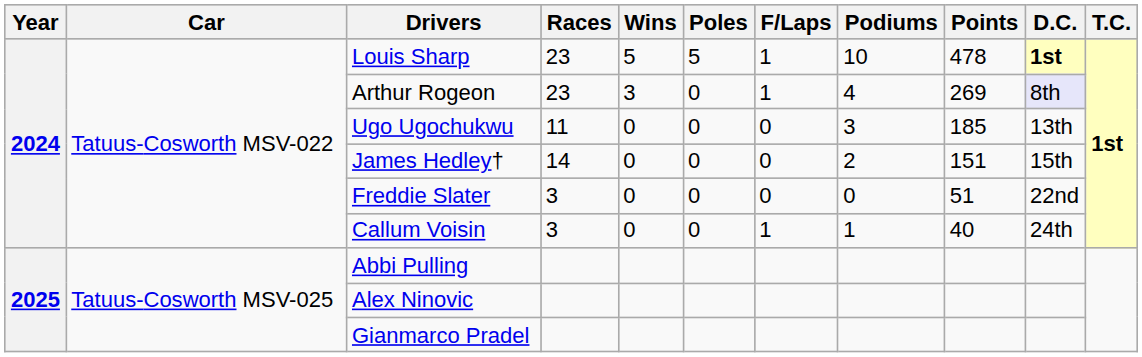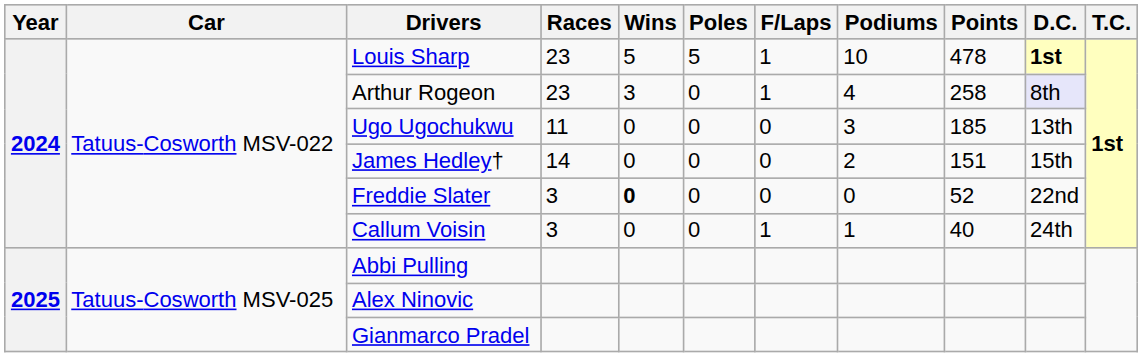(968, 91) 269 -> (968, 91) 258
(629, 195) normal -> (629, 195) bold
(962, 195) 51 -> (962, 195) 52
